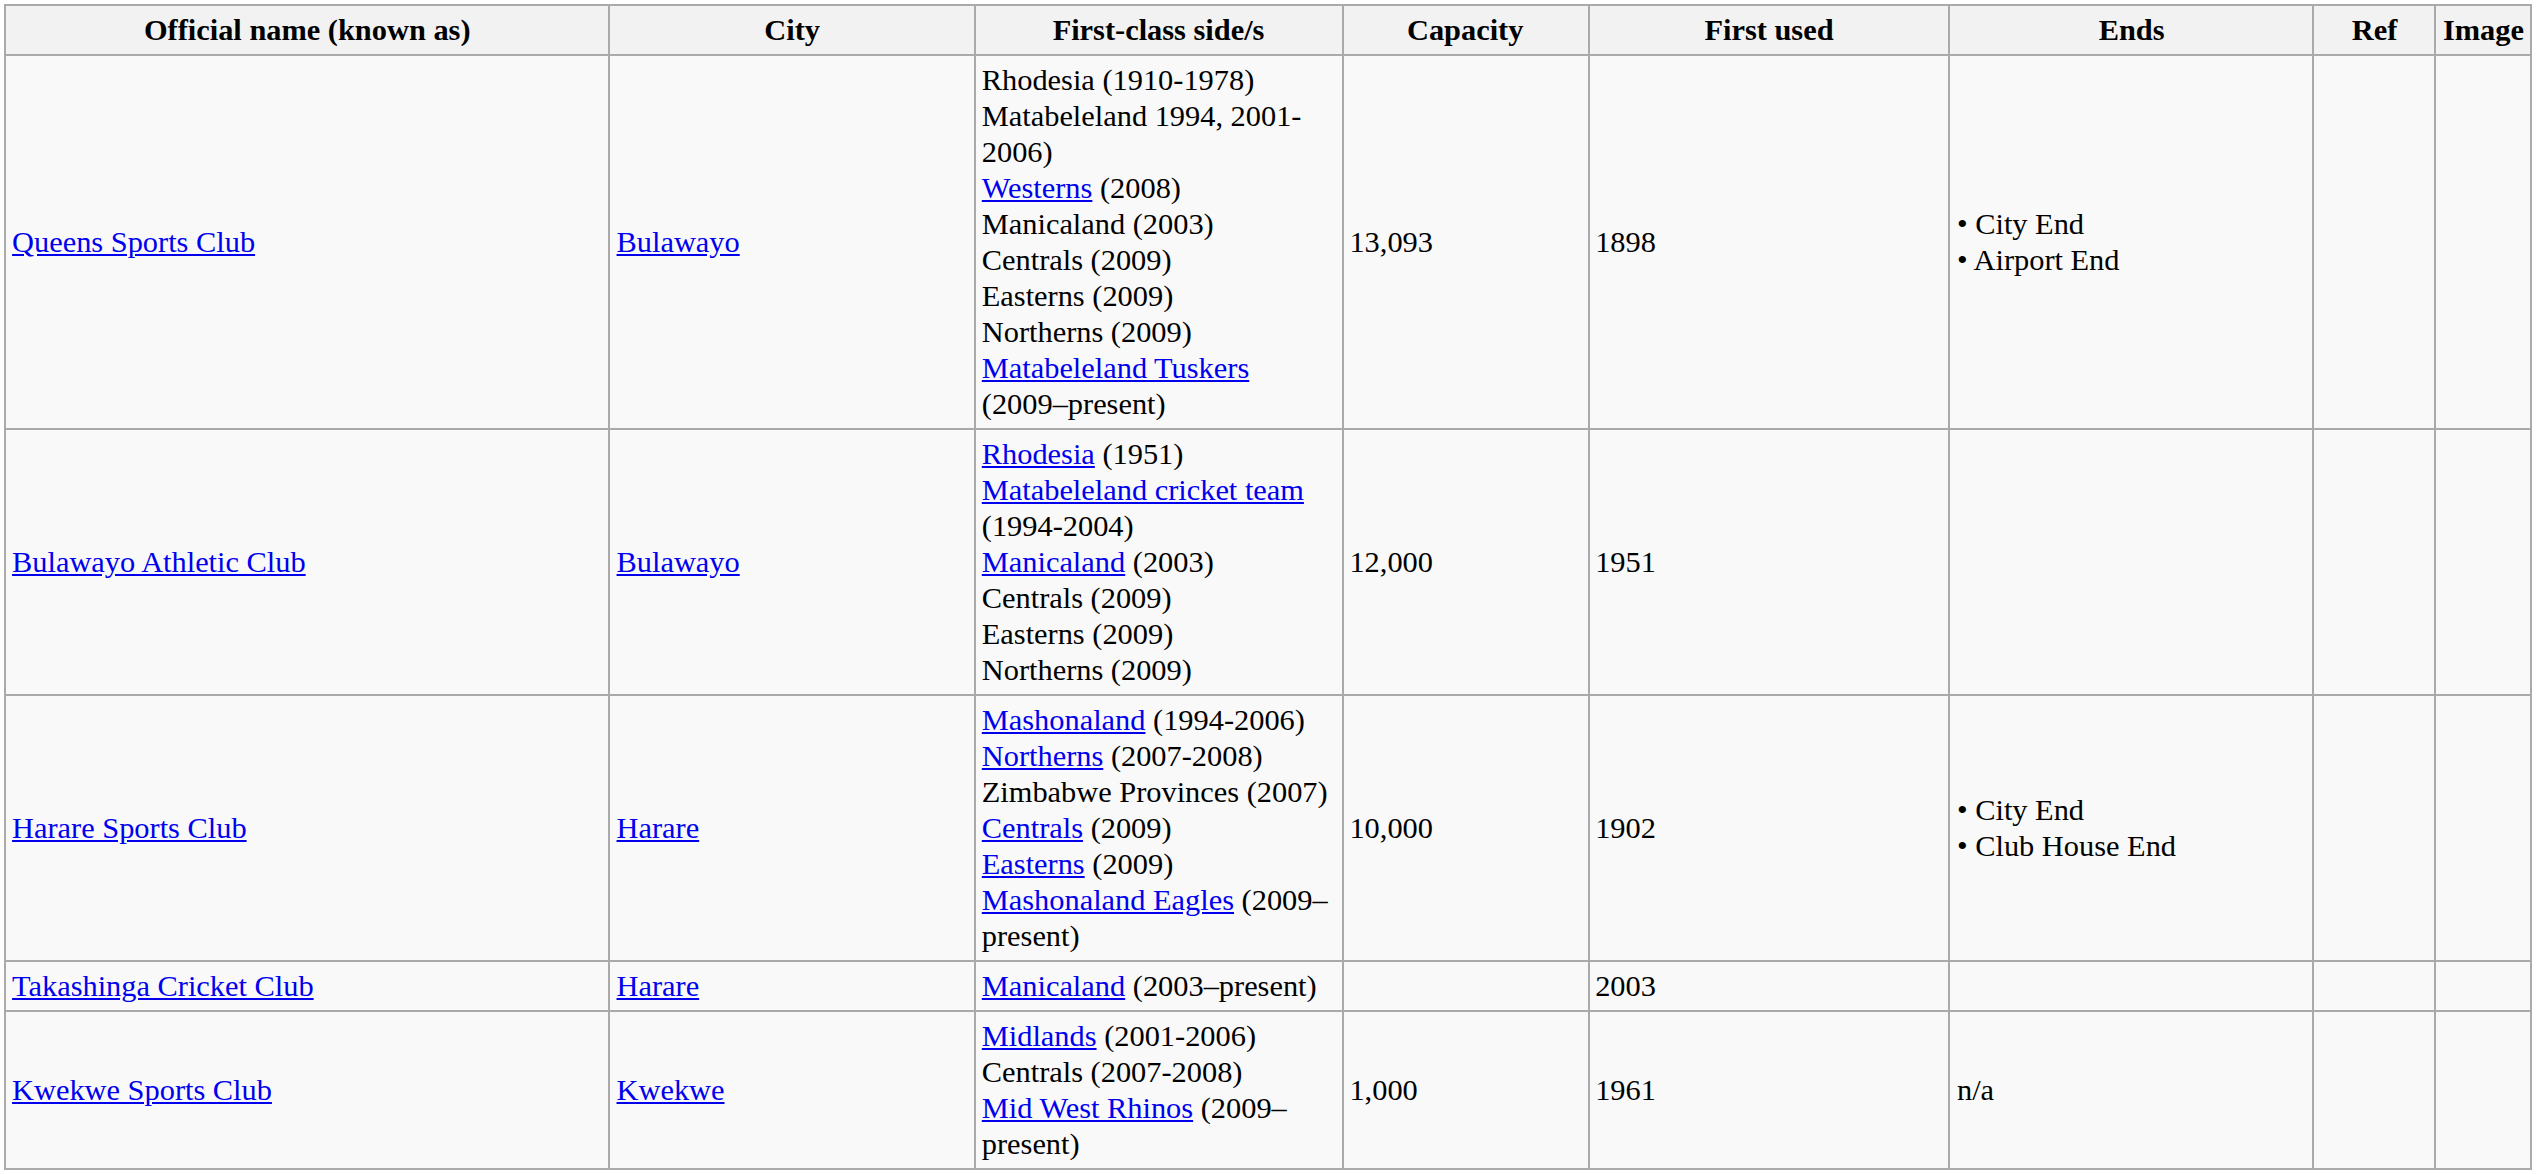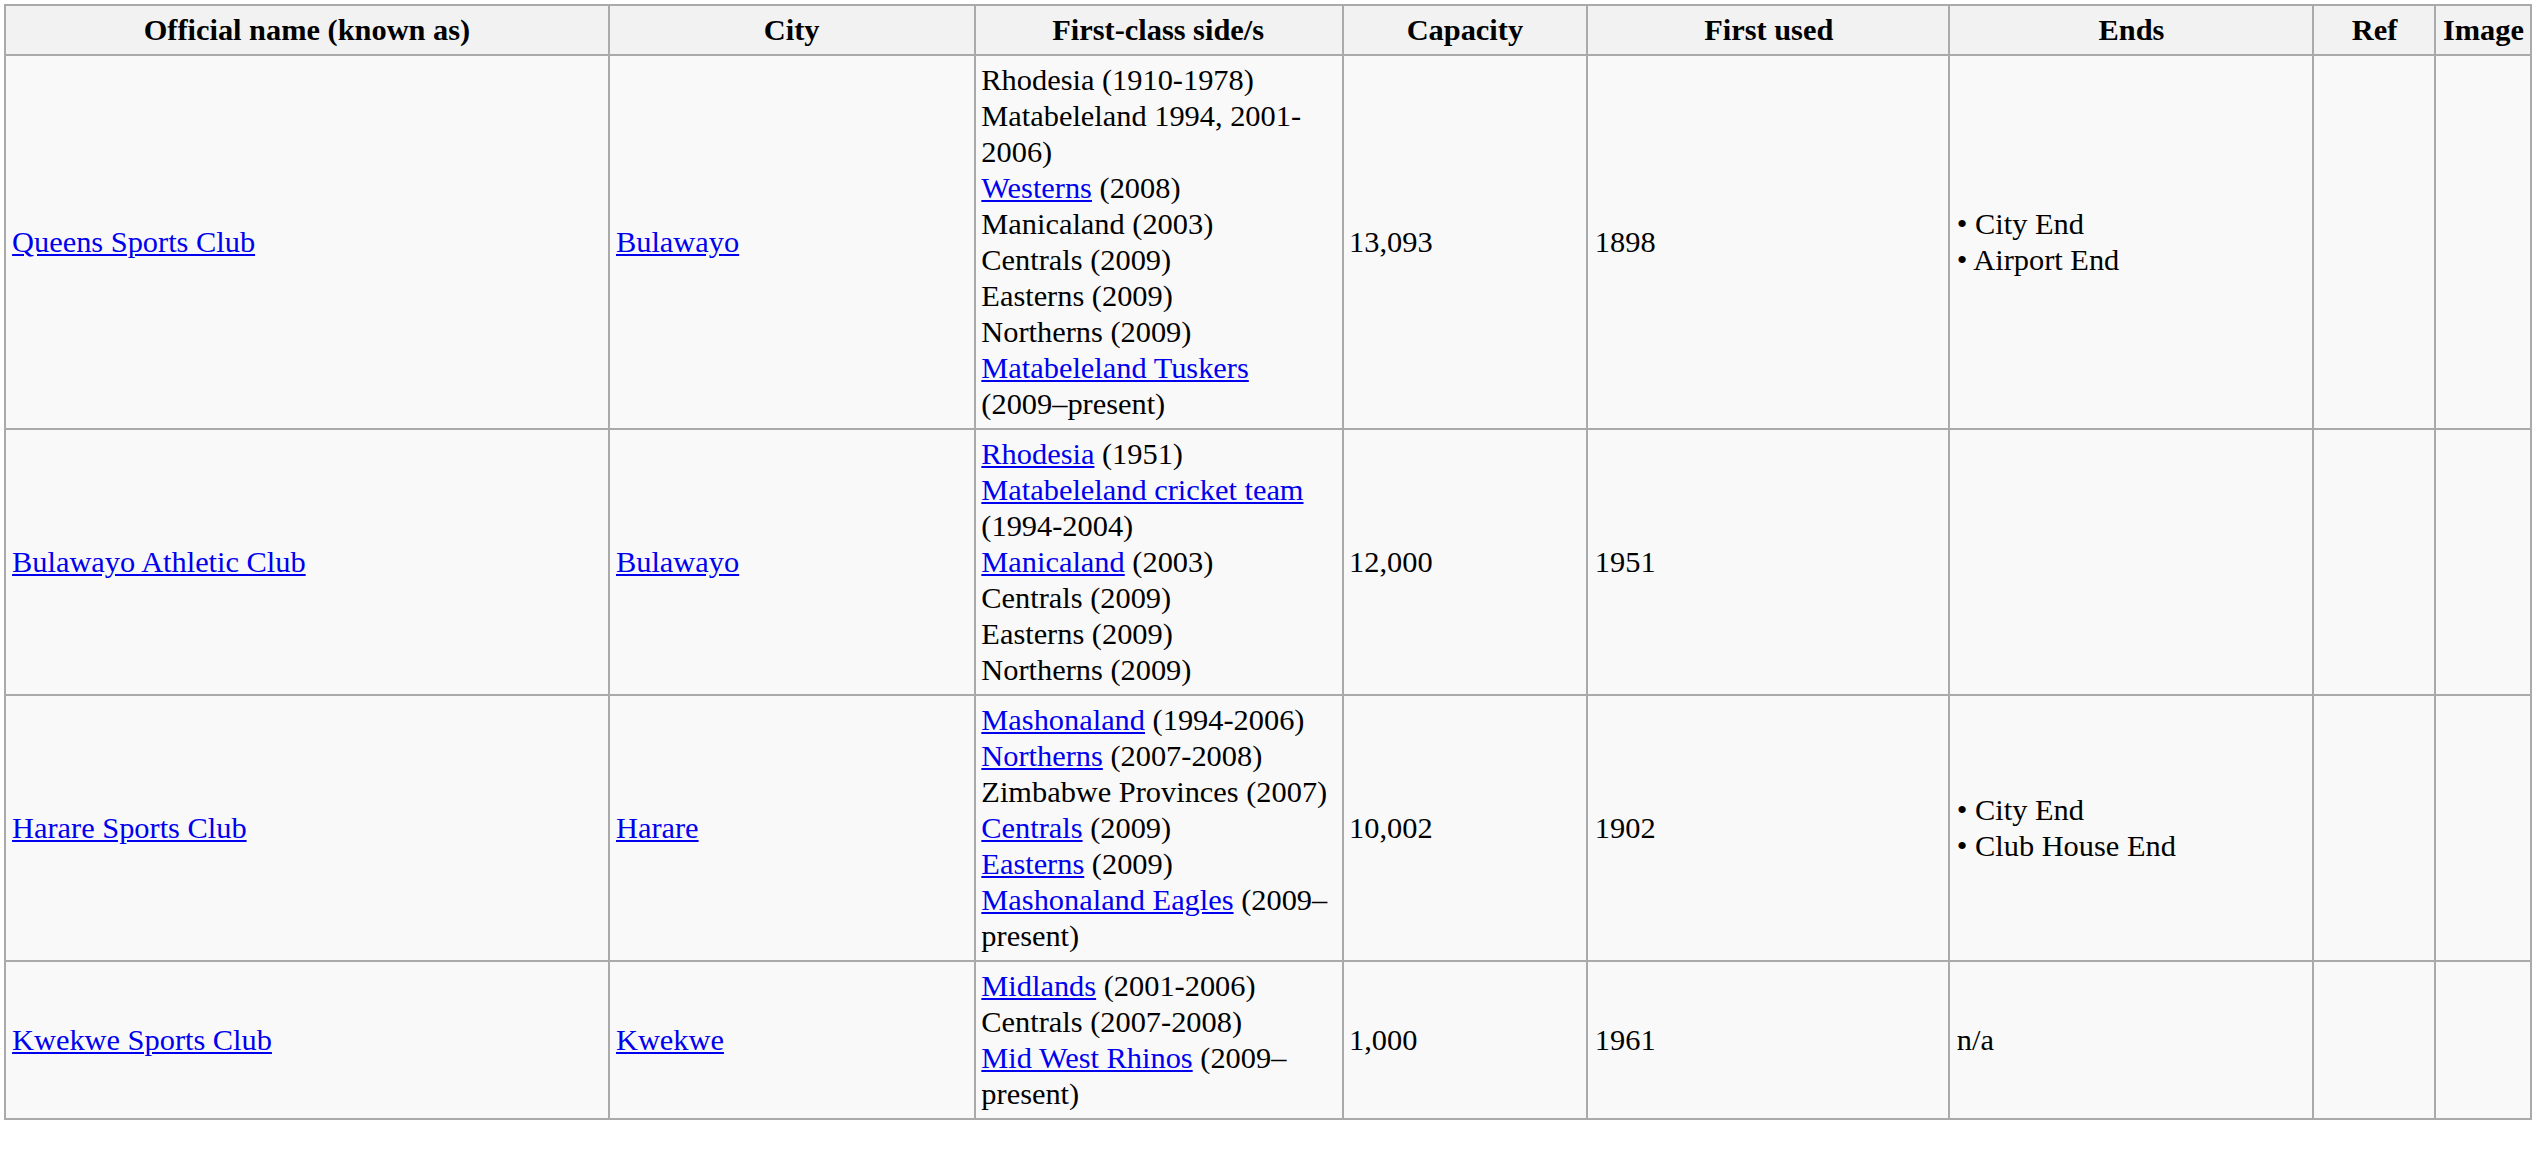(1391, 828) 10,000 -> (1391, 828) 10,002
- row: (163, 986)
